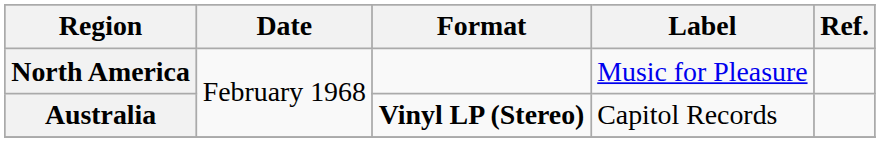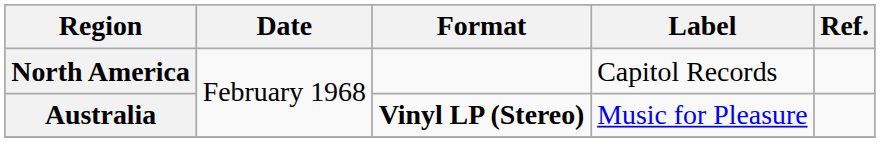(702, 70) Music for Pleasure -> (687, 70) Capitol Records
(687, 114) Capitol Records -> (702, 114) Music for Pleasure
